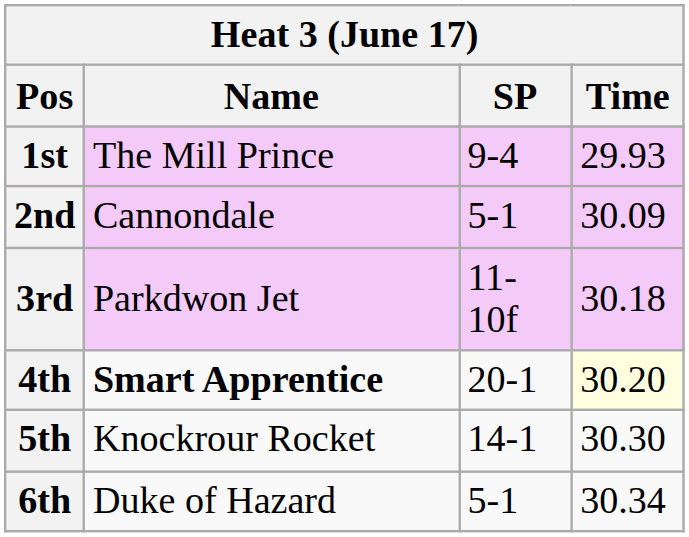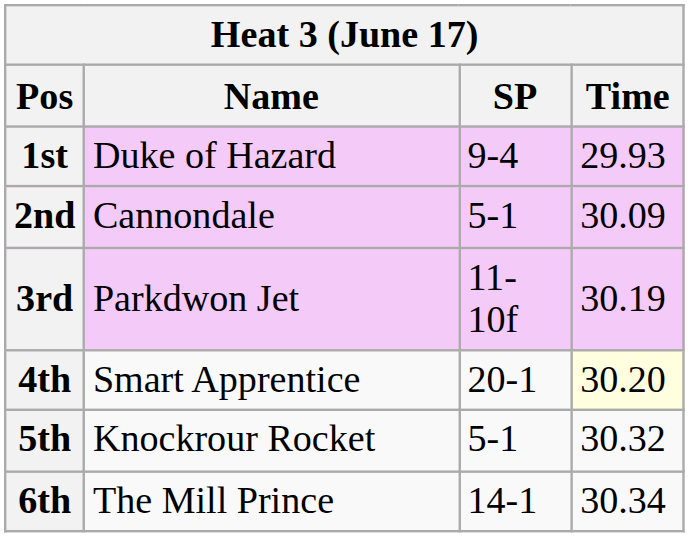(213, 155) The Mill Prince -> (214, 155) Duke of Hazard
(623, 297) 30.18 -> (623, 297) 30.19
(238, 379) bold -> (227, 379) normal
(502, 439) 14-1 -> (493, 439) 5-1
(623, 439) 30.30 -> (623, 439) 30.32
(214, 500) Duke of Hazard -> (213, 500) The Mill Prince
(493, 500) 5-1 -> (502, 500) 14-1
